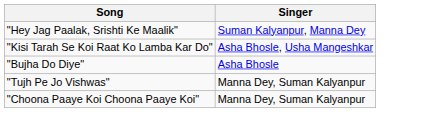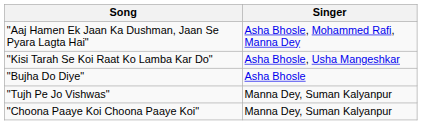- row: (92, 30)
+ row: (113, 36)
